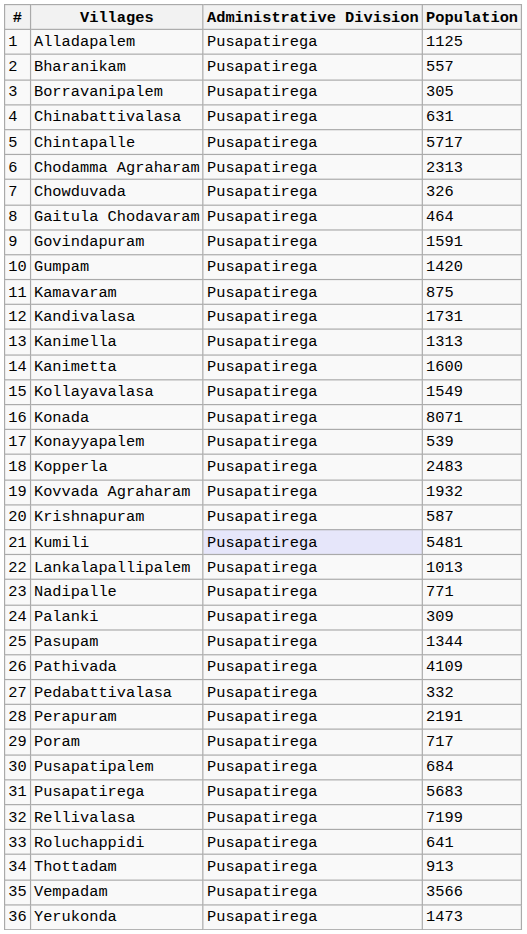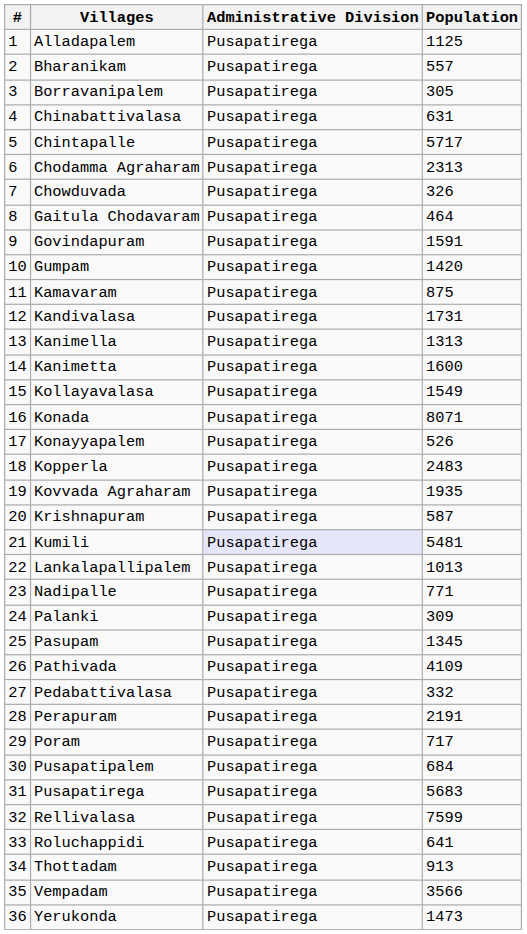(440, 442) 539 -> (440, 442) 526
(444, 492) 1932 -> (444, 492) 1935
(444, 642) 1344 -> (444, 642) 1345
(444, 817) 7199 -> (444, 817) 7599
